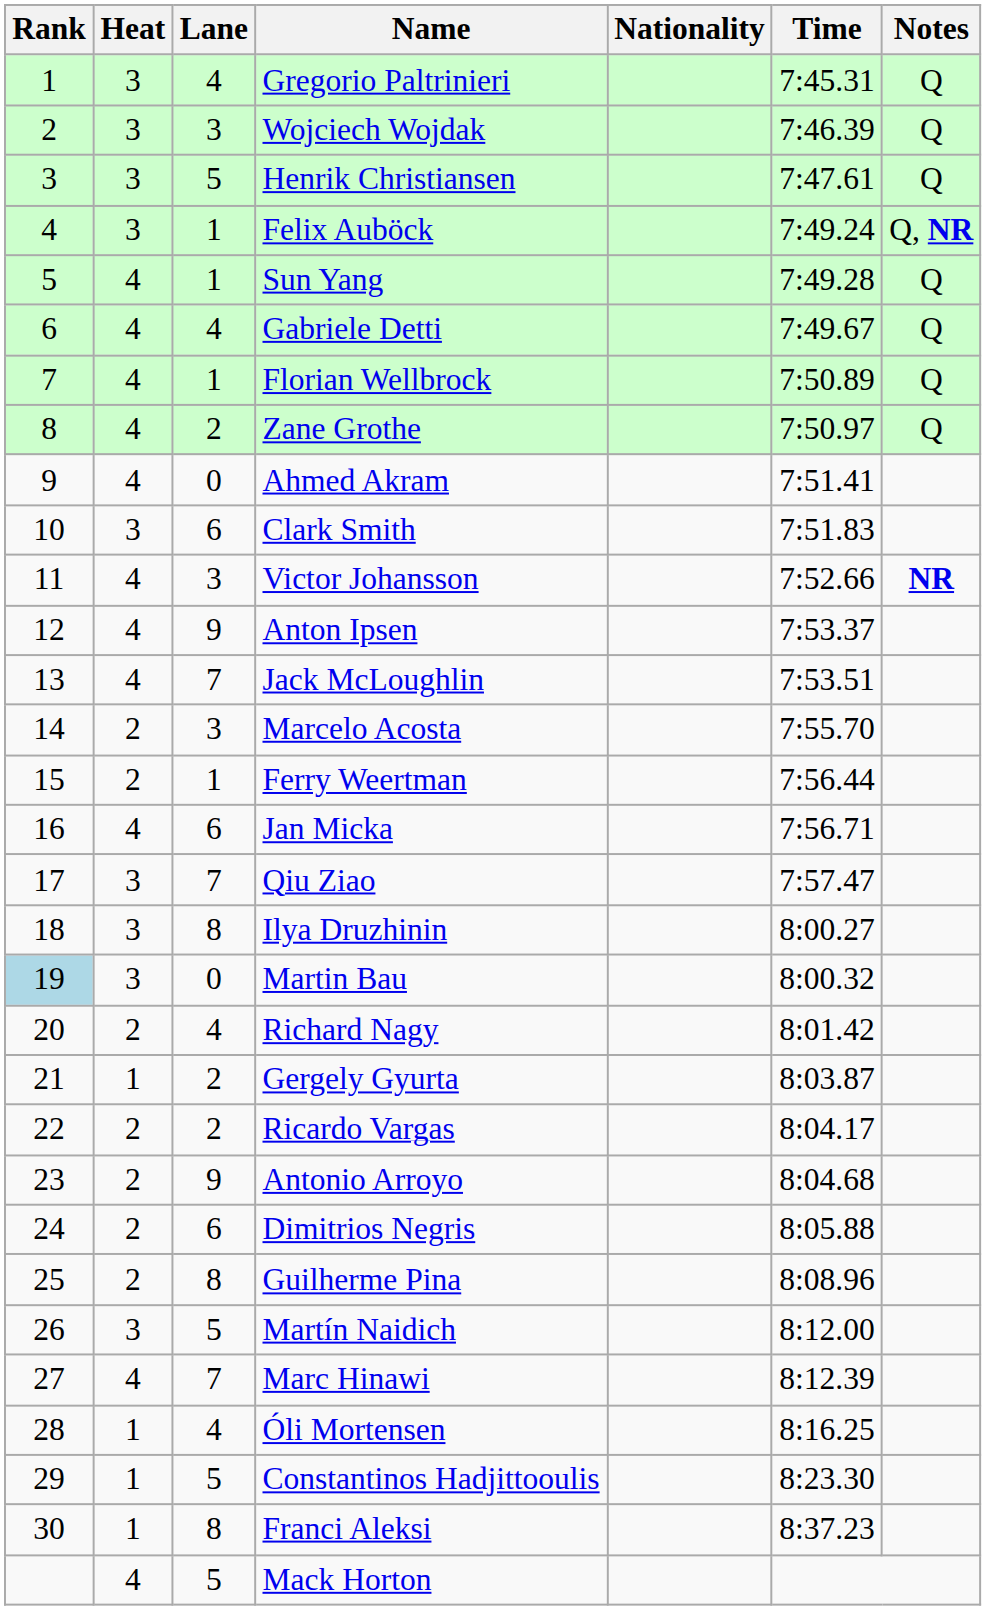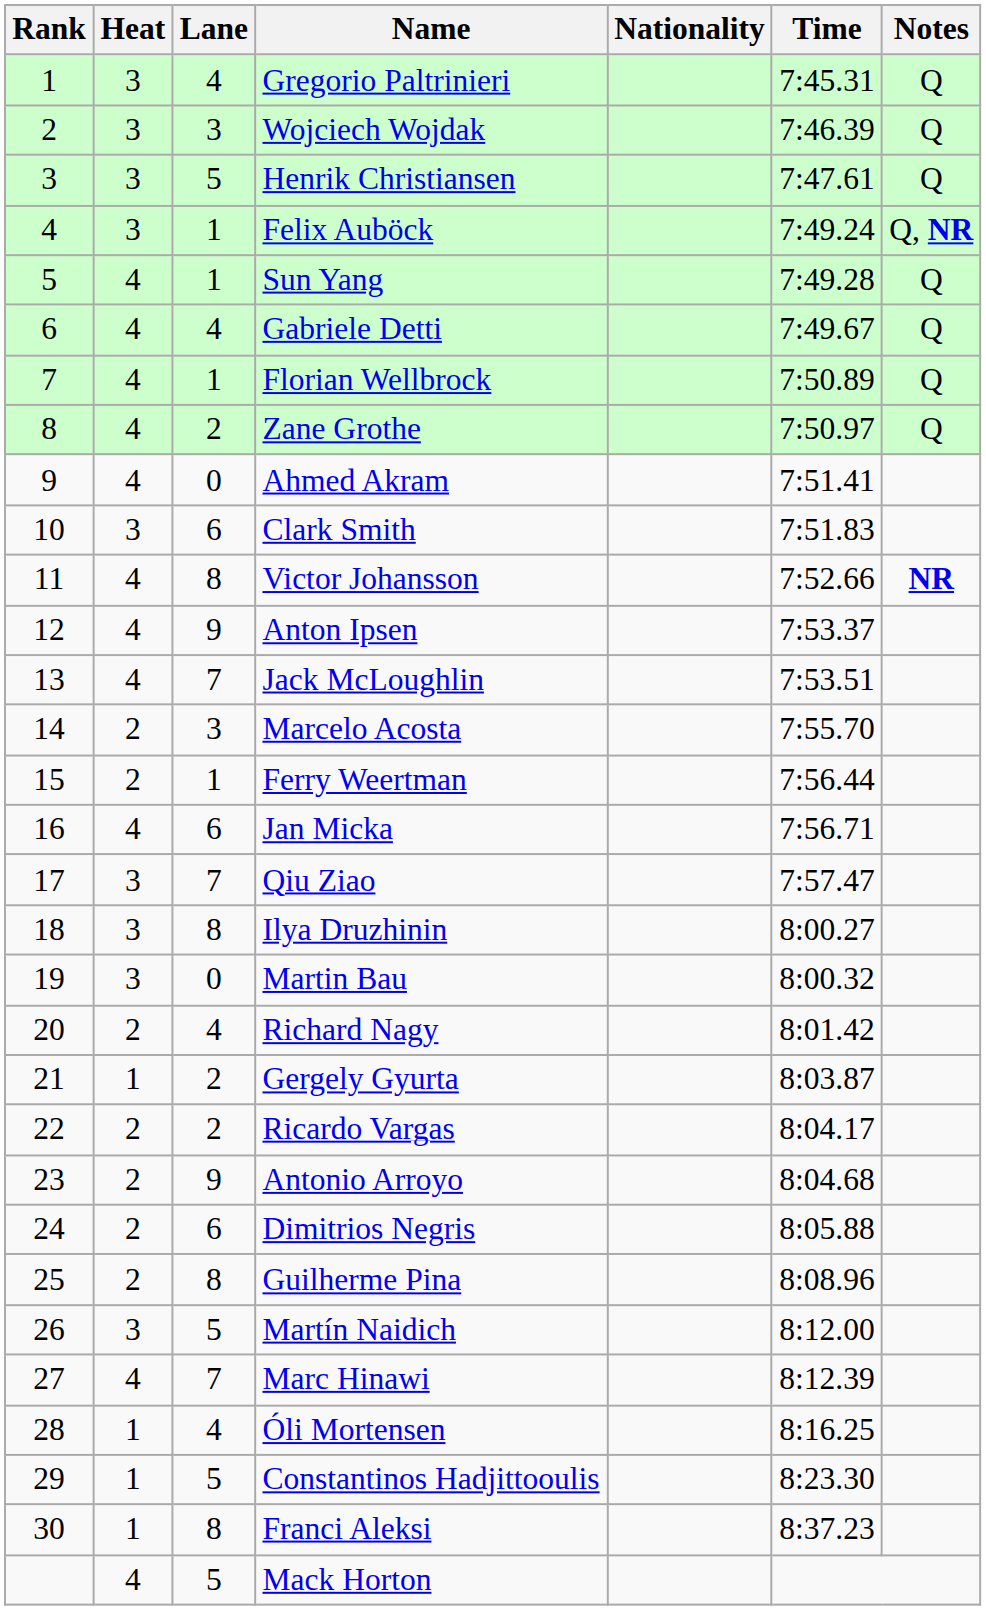(214, 579) 3 -> (214, 579) 8
(49, 979) lightblue background -> (49, 979) no background
